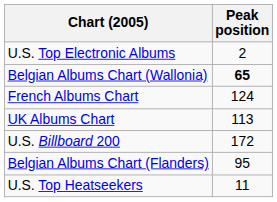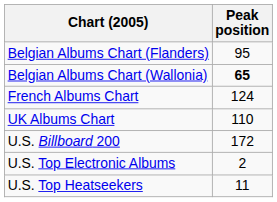rows swapped: (108, 163) <-> (91, 53)
(242, 119) 113 -> (242, 119) 110
